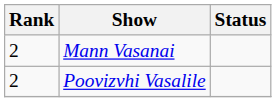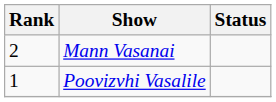(14, 81) 2 -> (14, 81) 1
